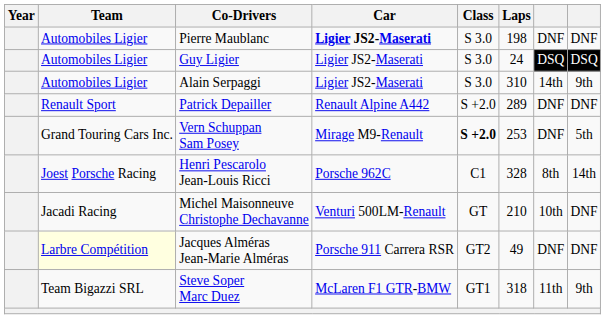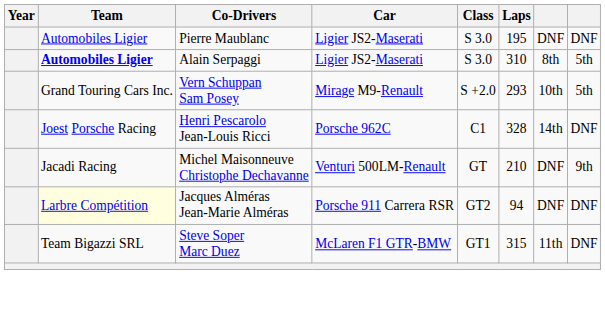(373, 38) bold -> (369, 38) normal
(517, 38) 198 -> (516, 38) 195
- row: (209, 60)
(94, 83) normal -> (97, 60) bold
(551, 83) 14th -> (551, 60) 8th
(584, 83) 9th -> (584, 60) 5th
- row: (225, 105)
(478, 135) bold -> (478, 91) normal
(517, 135) 253 -> (516, 91) 293
(551, 135) DNF -> (551, 91) 10th
(551, 173) 8th -> (551, 129) 14th
(584, 173) 14th -> (584, 129) DNF
(551, 212) 10th -> (551, 167) DNF
(584, 212) DNF -> (584, 167) 9th
(517, 250) 49 -> (516, 205) 94
(517, 288) 318 -> (516, 244) 315
(584, 288) 9th -> (584, 244) DNF
